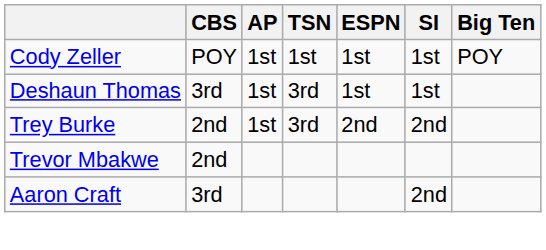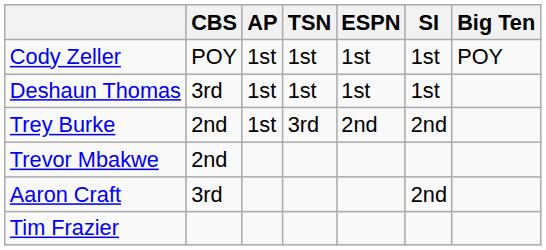(303, 91) 3rd -> (302, 91) 1st
+ row: (64, 228)
